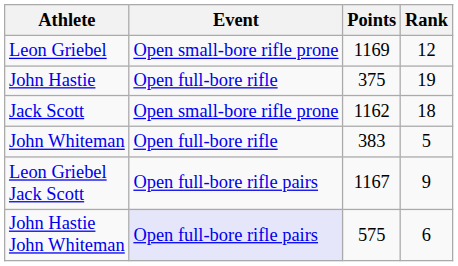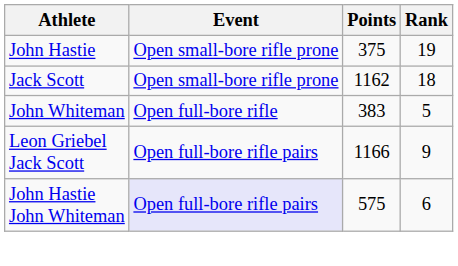- row: (58, 50)
(206, 80) Open full-bore rifle -> (236, 50) Open small-bore rifle prone
(372, 182) 1167 -> (372, 152) 1166
